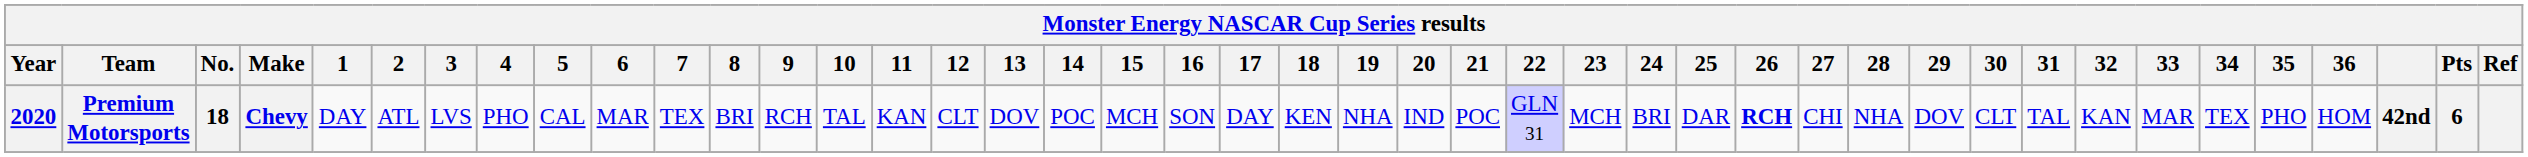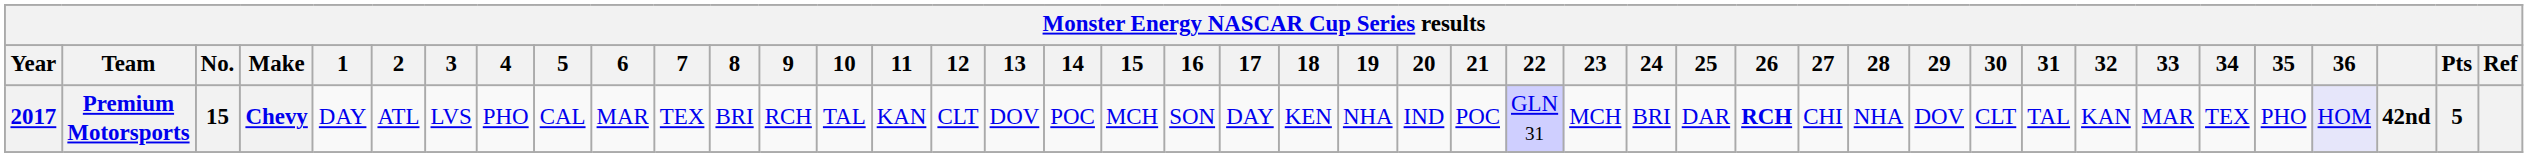(33, 118) 2020 -> (33, 118) 2017
(217, 118) 18 -> (217, 118) 15
(2344, 118) no background -> (2344, 118) lavender background
(2457, 118) 6 -> (2457, 118) 5
